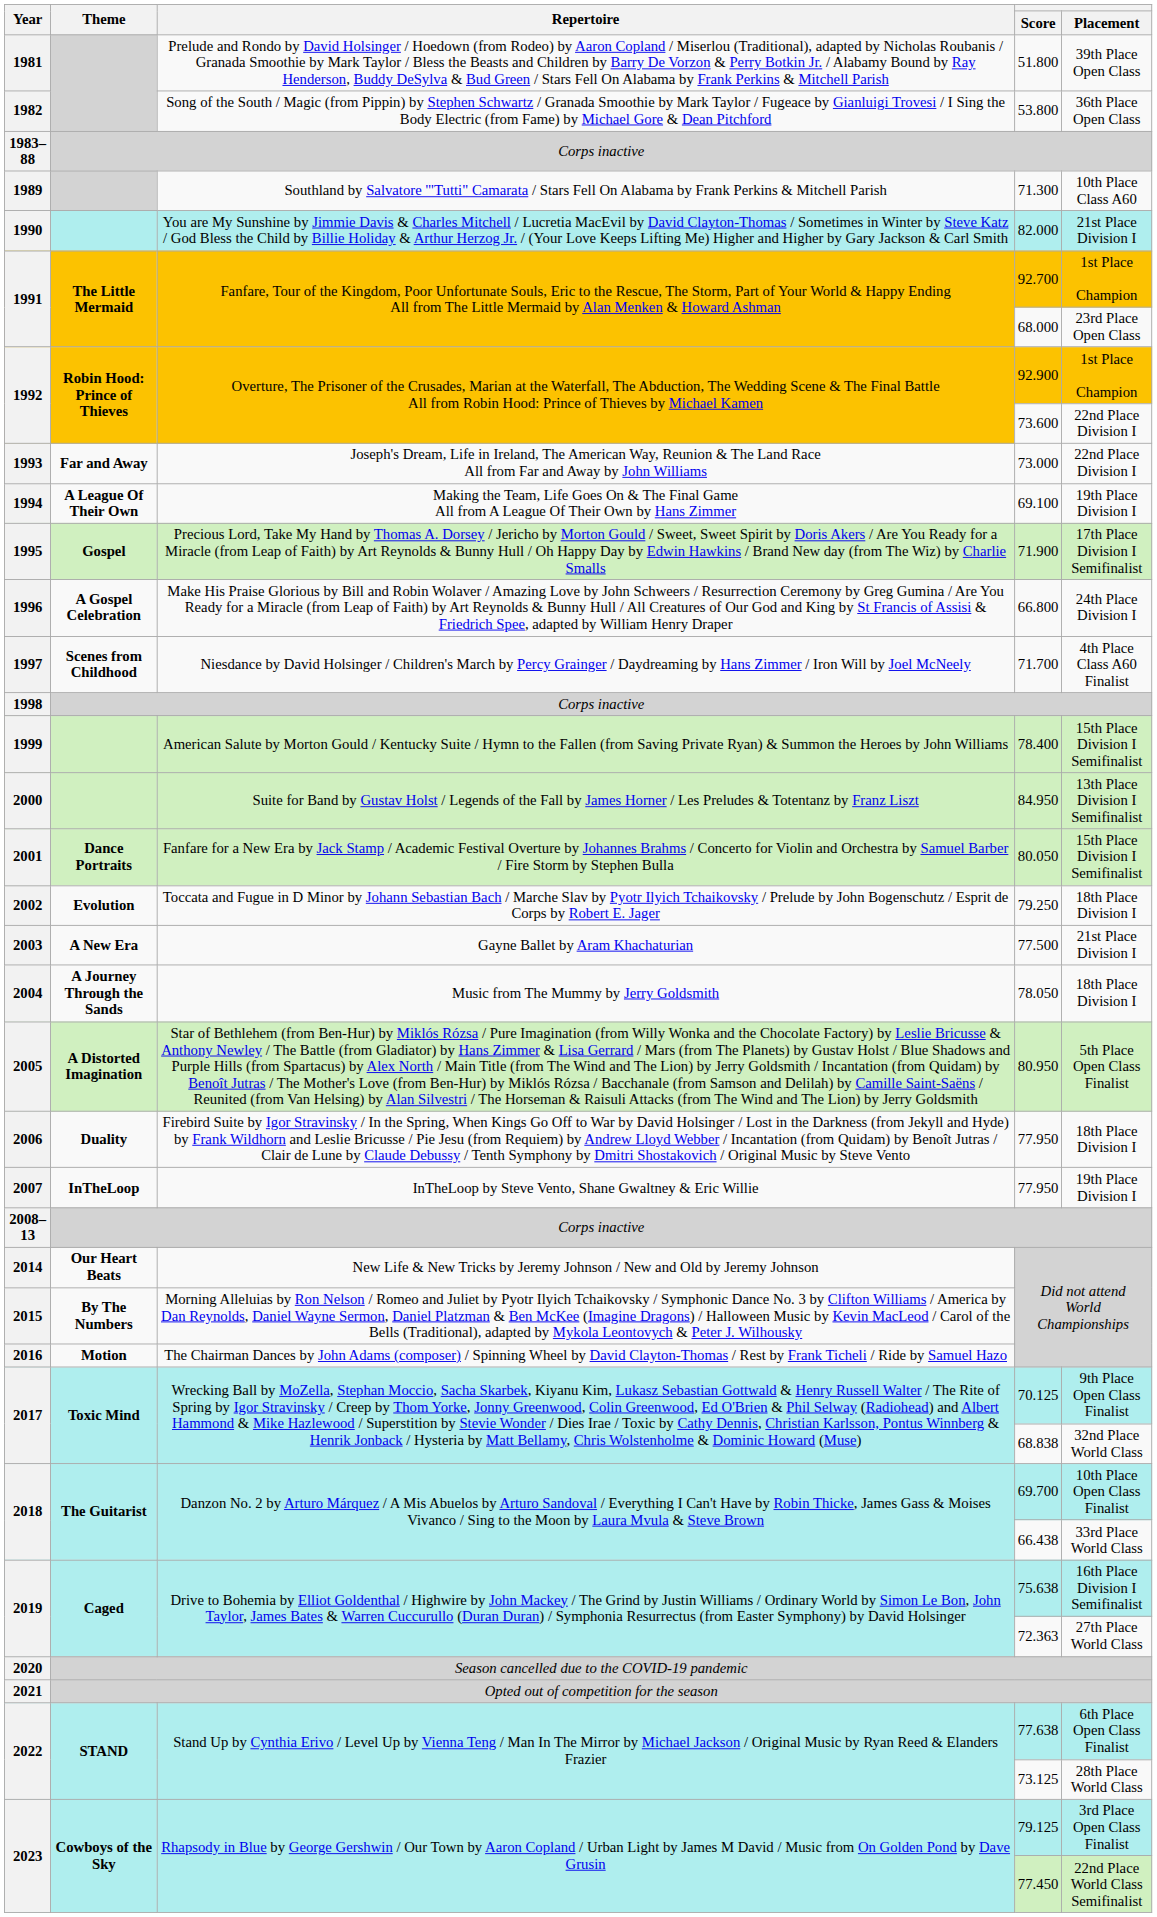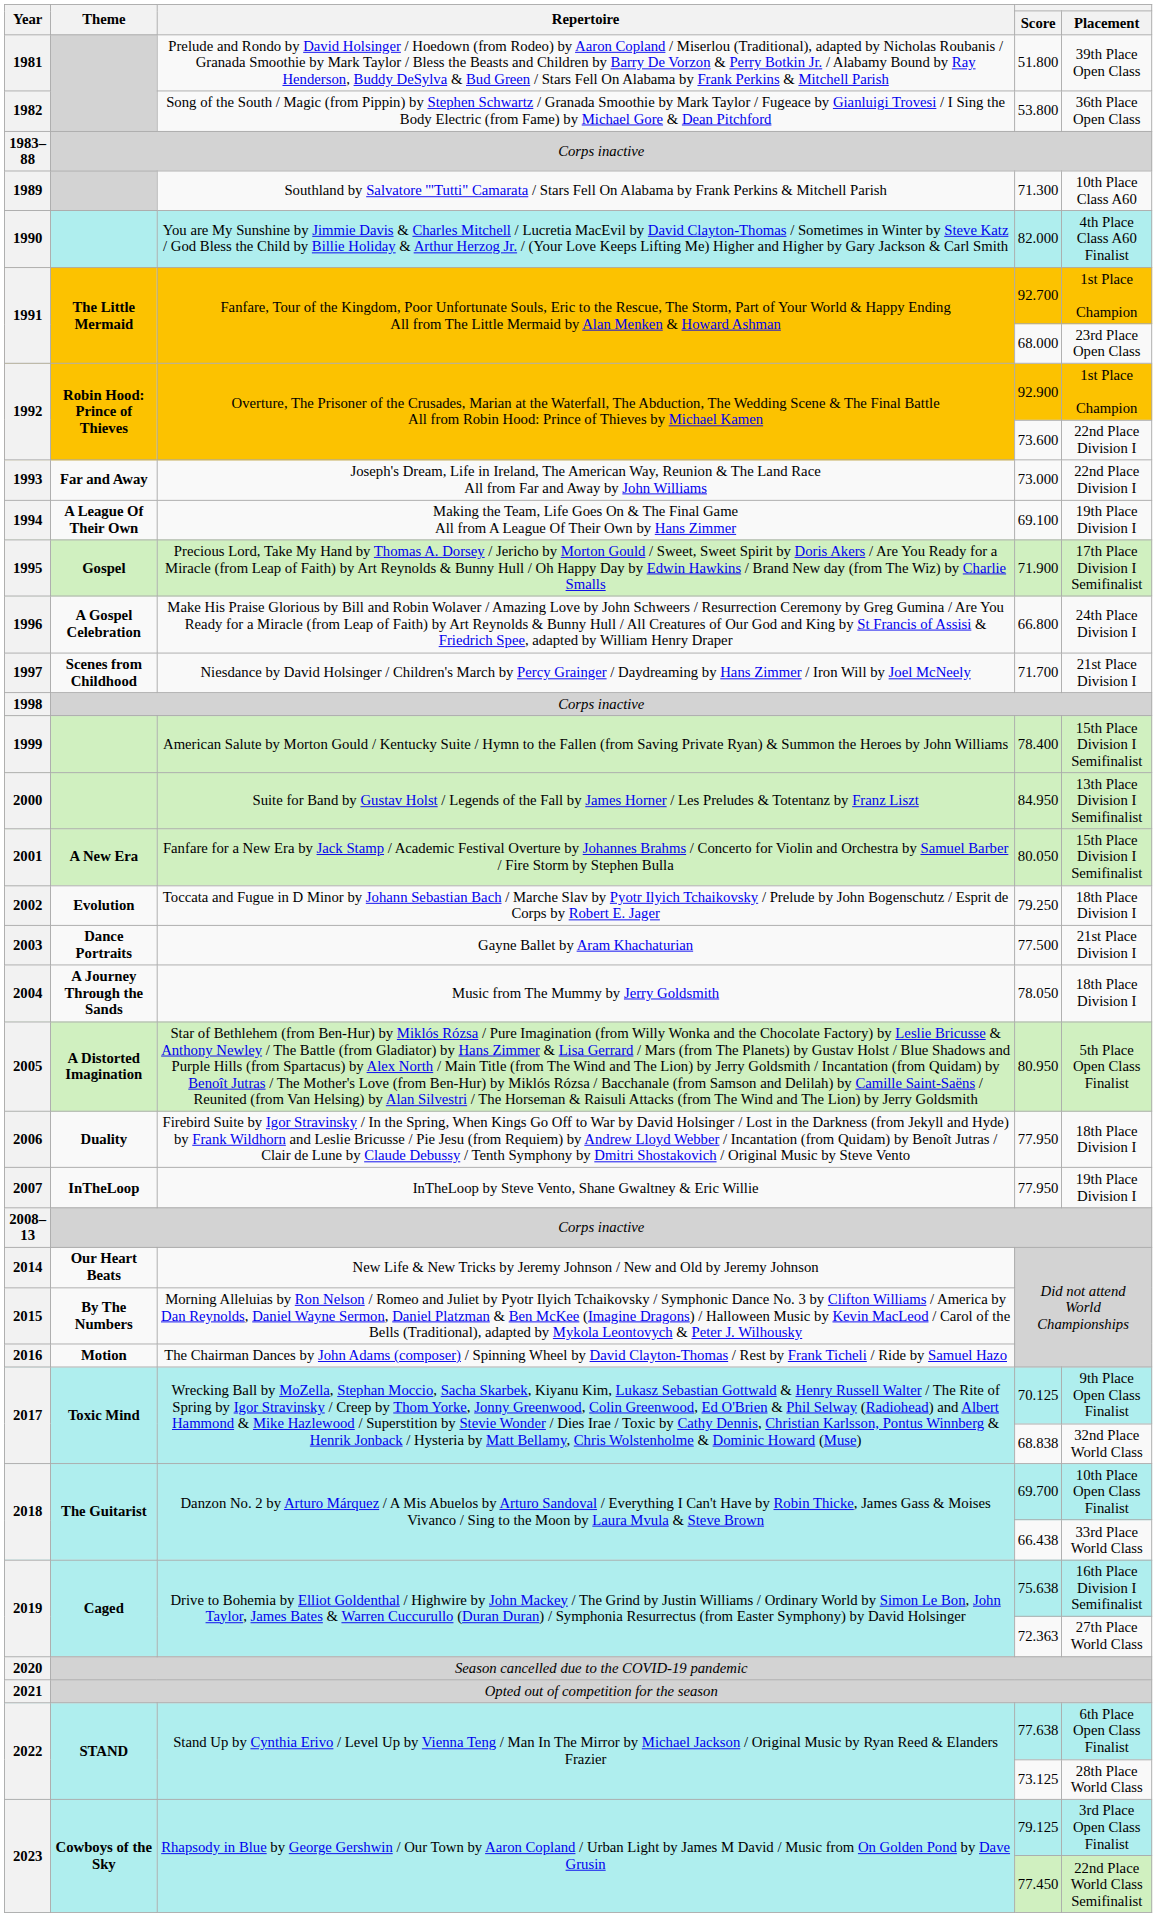(1107, 230) 21st Place Division I -> (1107, 239) 4th Place Class A60 Finalist
(1107, 664) 4th Place Class A60 Finalist -> (1107, 672) 21st Place Division I
(104, 857) Dance Portraits -> (104, 857) A New Era
(104, 945) A New Era -> (104, 945) Dance Portraits
